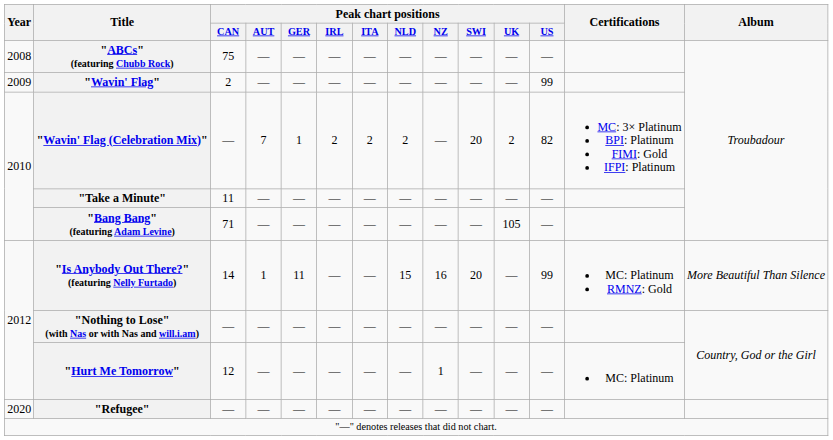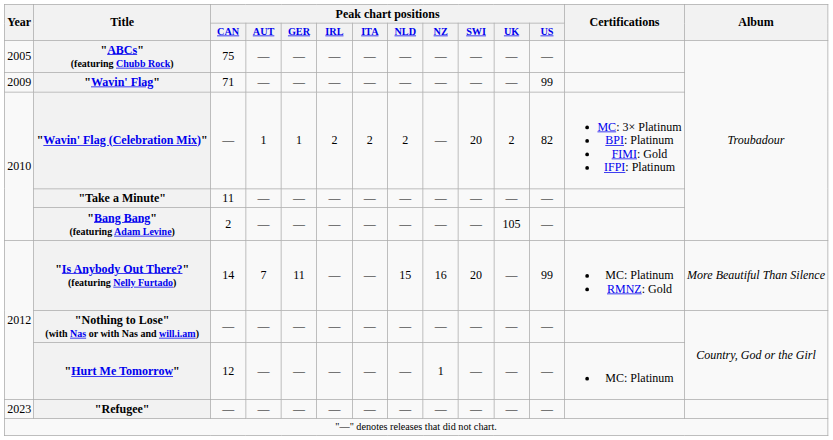(19, 56) 2008 -> (19, 56) 2005
(228, 82) 2 -> (228, 82) 71
(264, 140) 7 -> (264, 140) 1
(228, 224) 71 -> (228, 224) 2
(264, 275) 1 -> (264, 275) 7
(19, 409) 2020 -> (19, 409) 2023
